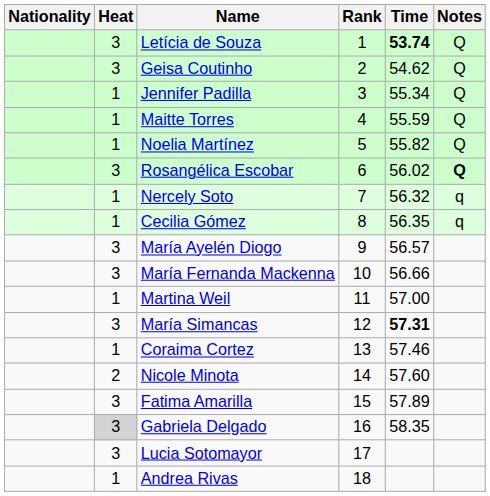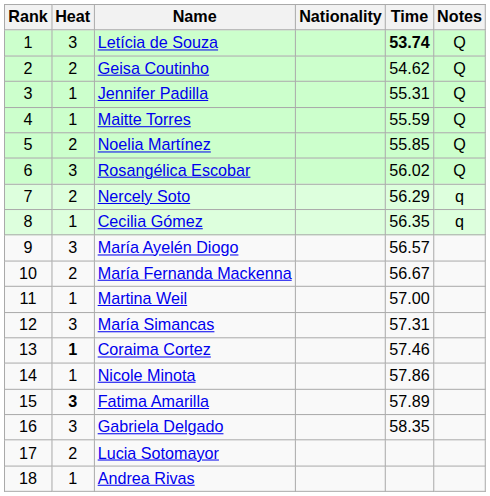columns swapped: (362, 17) <-> (50, 17)
(116, 68) 3 -> (73, 68) 2
(409, 94) 55.34 -> (409, 94) 55.31
(116, 145) 1 -> (73, 145) 2
(409, 145) 55.82 -> (409, 145) 55.85
(460, 171) bold -> (460, 171) normal
(116, 196) 1 -> (73, 196) 2
(409, 196) 56.32 -> (409, 196) 56.29
(116, 273) 3 -> (73, 273) 2
(409, 273) 56.66 -> (409, 273) 56.67
(409, 324) bold -> (409, 324) normal
(116, 350) normal -> (73, 350) bold
(116, 376) 2 -> (73, 376) 1
(409, 376) 57.60 -> (409, 376) 57.86
(116, 401) normal -> (73, 401) bold
(116, 427) lightgrey background -> (73, 427) no background
(116, 453) 3 -> (73, 453) 2
